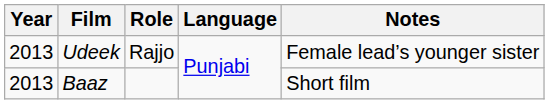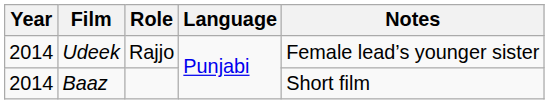(31, 51) 2013 -> (31, 51) 2014
(31, 83) 2013 -> (31, 83) 2014
